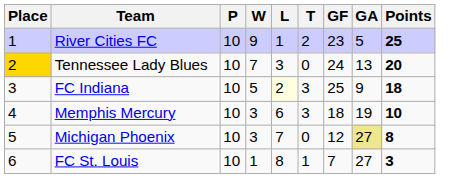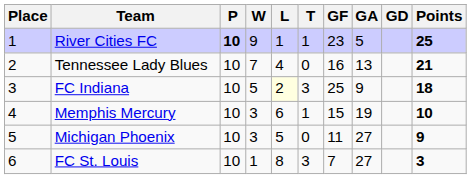+ column: (397, 16)
(232, 40) normal -> (232, 40) bold
(305, 40) 2 -> (305, 40) 1
(12, 64) gold background -> (12, 64) no background
(279, 64) 3 -> (279, 64) 4
(336, 64) 24 -> (336, 64) 16
(394, 64) 20 -> (424, 64) 21
(305, 112) 3 -> (305, 112) 1
(336, 112) 18 -> (336, 112) 15
(279, 137) 7 -> (279, 137) 5
(336, 137) 12 -> (335, 137) 11
(364, 137) khaki background -> (364, 137) no background
(389, 137) 8 -> (420, 137) 9
(305, 161) 1 -> (305, 161) 3
